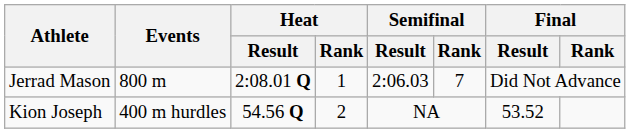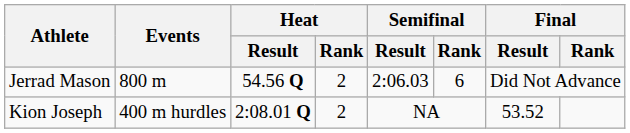(273, 82) 2:08.01 Q -> (273, 82) 54.56 Q
(341, 82) 1 -> (341, 82) 2
(459, 82) 7 -> (459, 82) 6
(273, 112) 54.56 Q -> (273, 112) 2:08.01 Q
